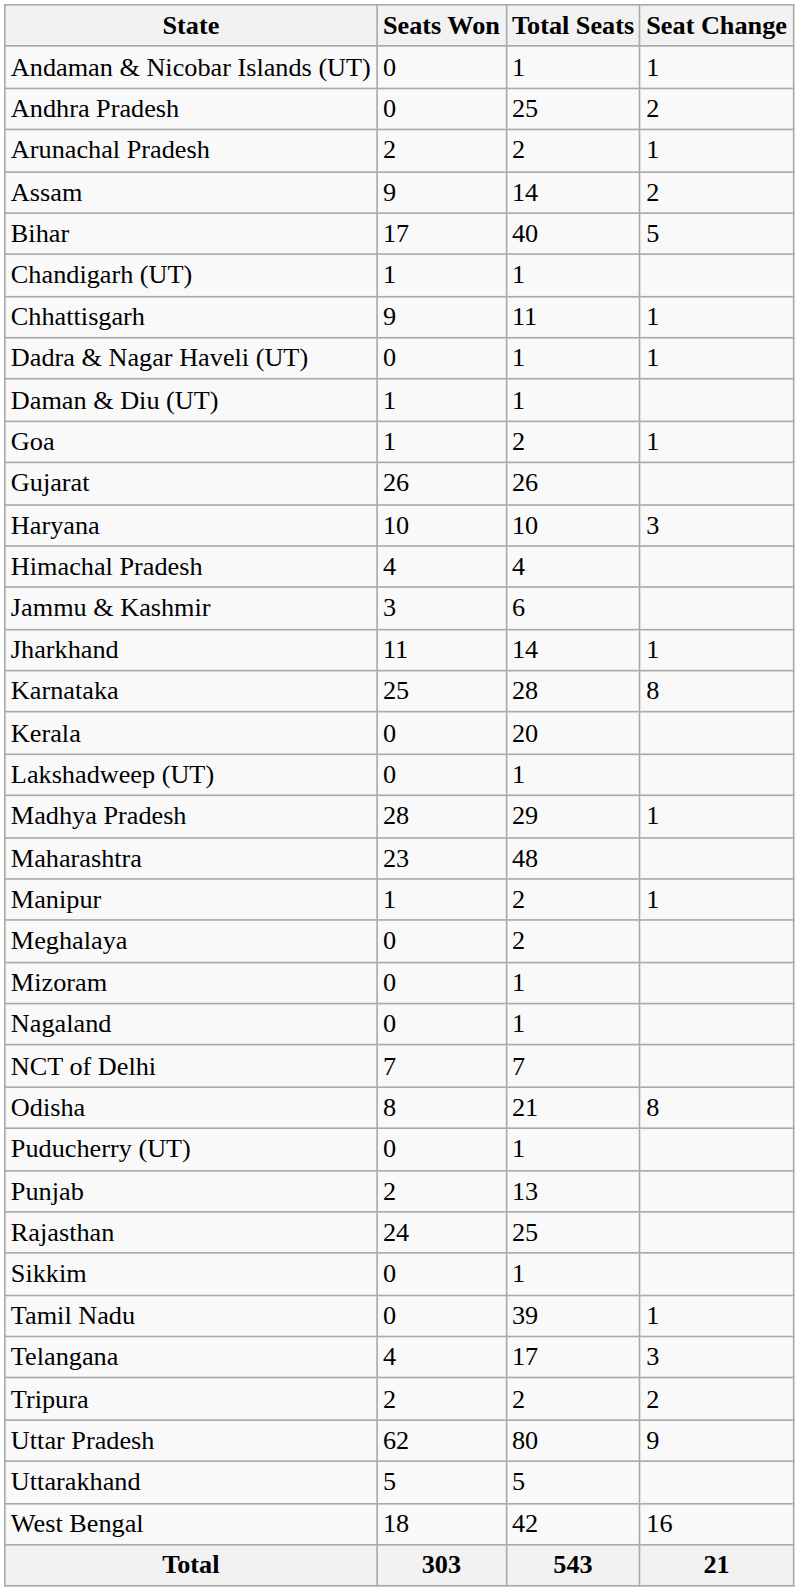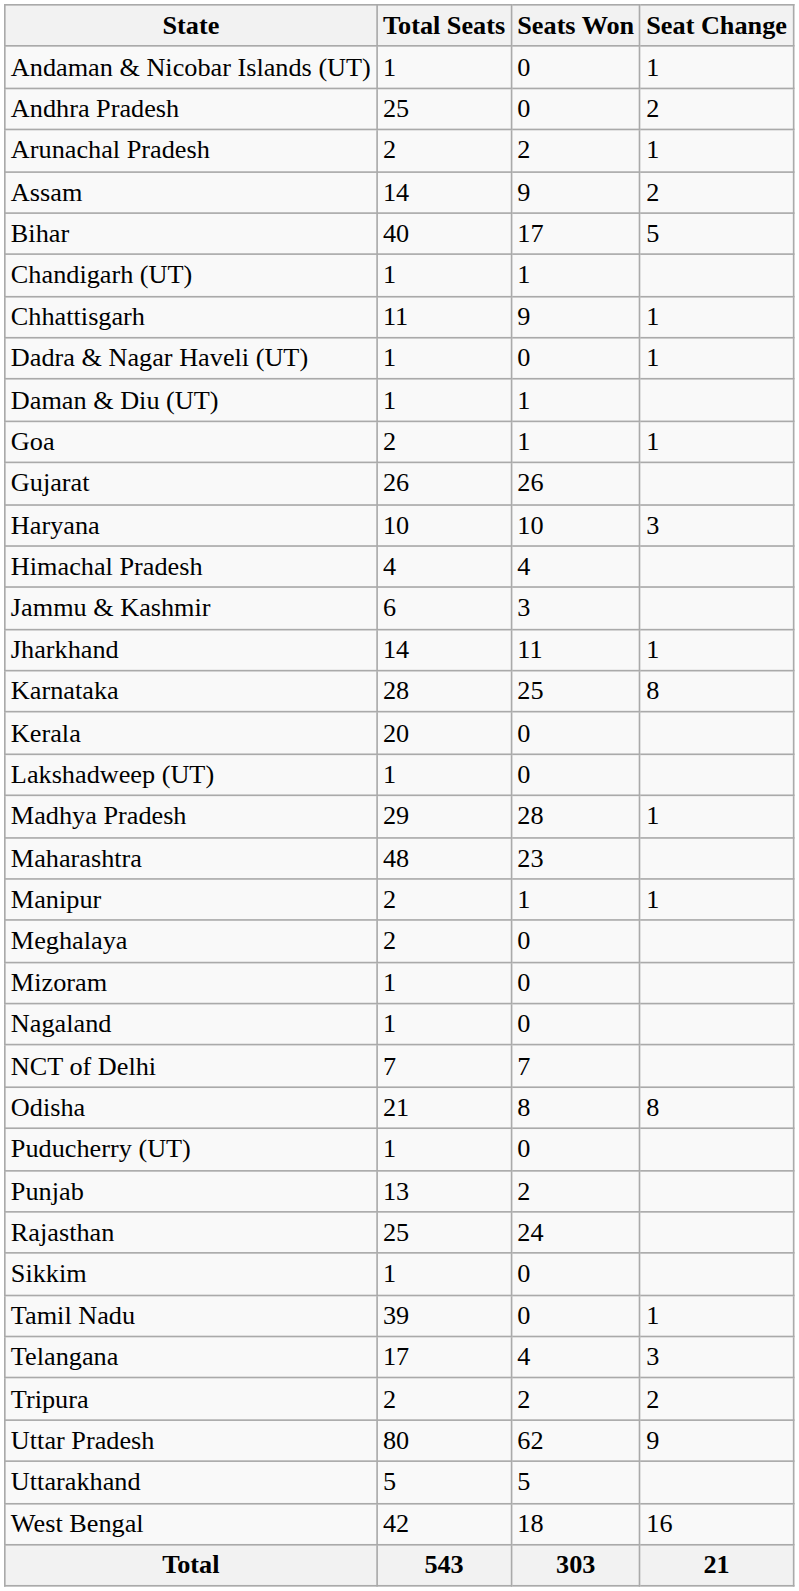columns swapped: (573, 25) <-> (441, 25)
